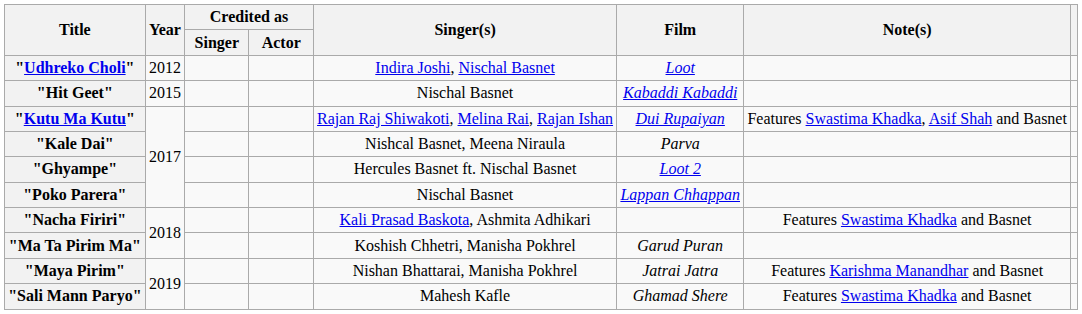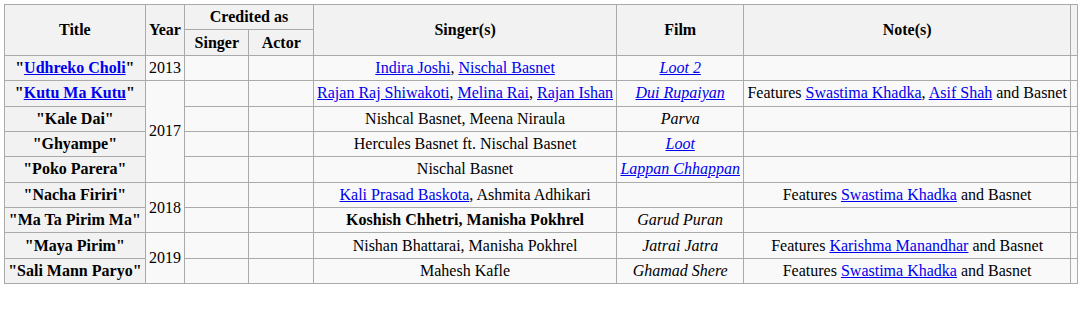(165, 67) 2012 -> (165, 67) 2013
(680, 67) Loot -> (680, 67) Loot 2
- row: (75, 93)
(680, 169) Loot 2 -> (680, 144) Loot
(465, 245) normal -> (465, 220) bold
